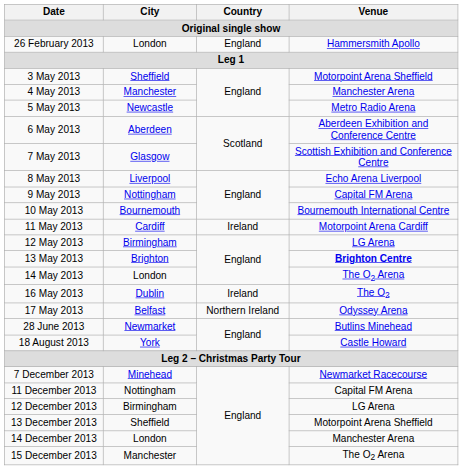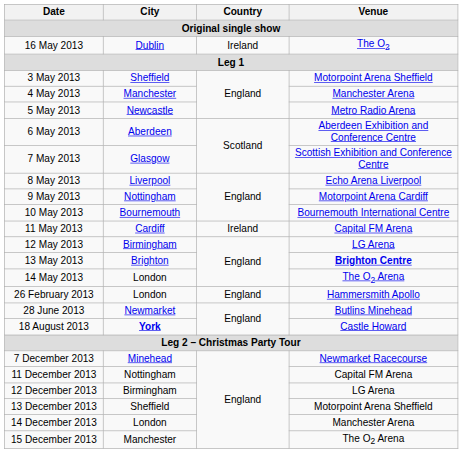rows swapped: (54, 44) <-> (54, 293)
(373, 195) Capital FM Arena -> (373, 197) Motorpoint Arena Cardiff
(373, 227) Motorpoint Arena Cardiff -> (373, 229) Capital FM Arena
- row: (54, 310)
(150, 342) normal -> (150, 326) bold
